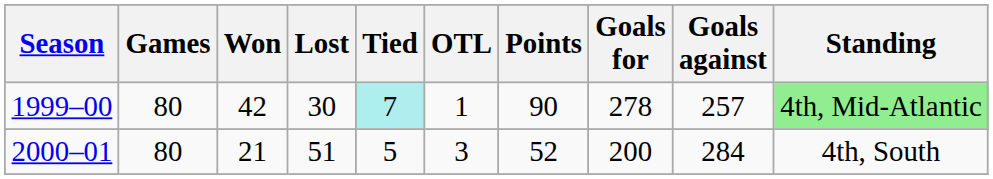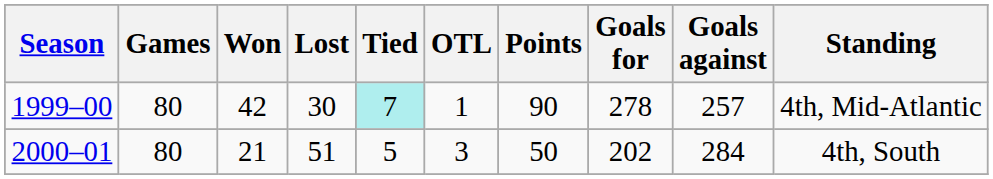(881, 105) lightgreen background -> (881, 105) no background
(544, 151) 52 -> (544, 151) 50
(630, 151) 200 -> (630, 151) 202
